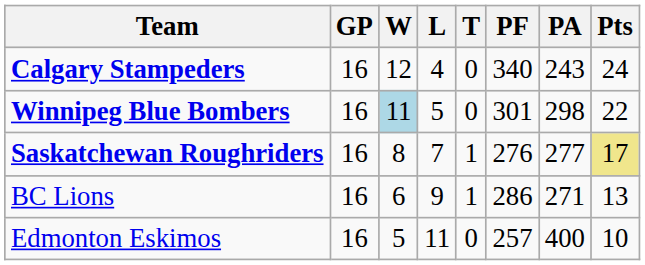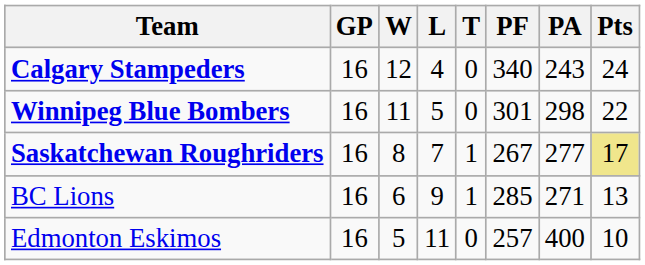(399, 111) lightblue background -> (399, 111) no background
(513, 153) 276 -> (513, 153) 267
(513, 195) 286 -> (513, 195) 285
